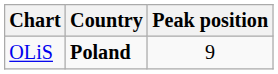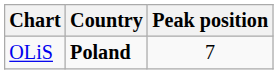(210, 52) 9 -> (210, 52) 7
